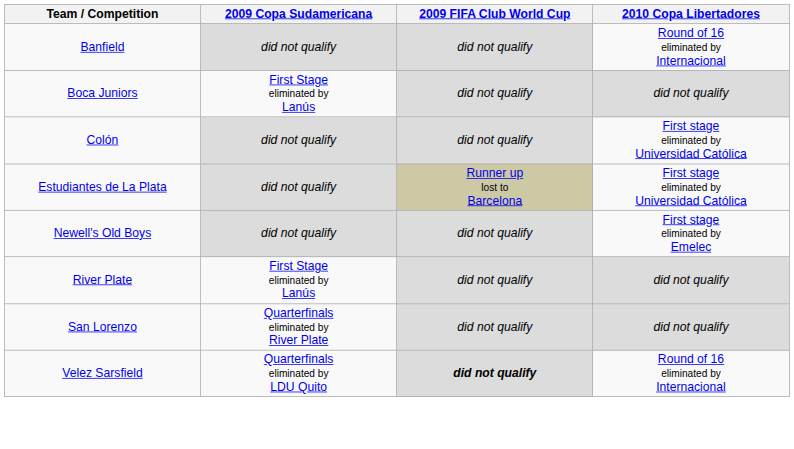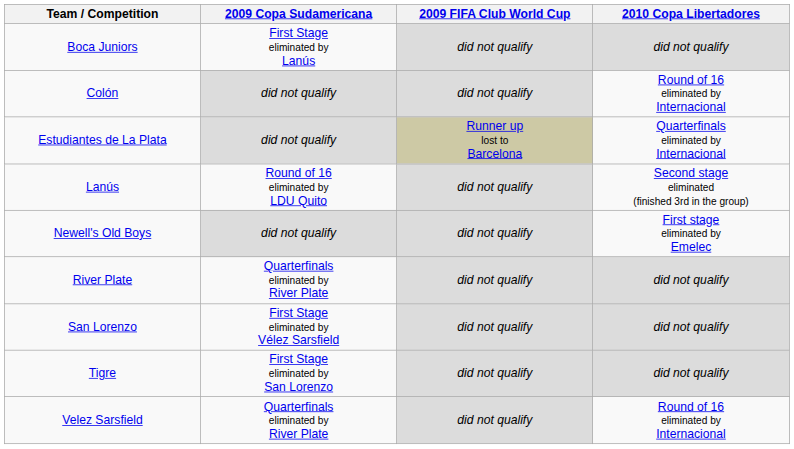- row: (102, 47)
(691, 140) First stage eliminated by Universidad Católica -> (691, 93) Round of 16 eliminated by Internacional
(691, 187) First stage eliminated by Universidad Católica -> (691, 140) Quarterfinals eliminated by Internacional
+ row: (102, 187)
(299, 280) First Stage eliminated by Lanús -> (299, 280) Quarterfinals eliminated by River Plate
(299, 326) Quarterfinals eliminated by River Plate -> (299, 326) First Stage eliminated by Vélez Sarsfield
+ row: (102, 373)
(299, 373) Quarterfinals eliminated by LDU Quito -> (299, 420) Quarterfinals eliminated by River Plate
(495, 373) bold -> (495, 420) normal
